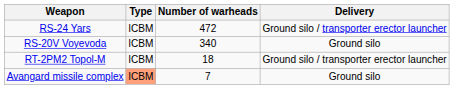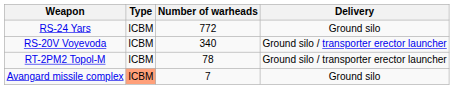(208, 28) 472 -> (208, 28) 772
(355, 28) Ground silo / transporter erector launcher -> (355, 28) Ground silo
(355, 44) Ground silo -> (355, 44) Ground silo / transporter erector launcher
(208, 60) 18 -> (208, 60) 78
